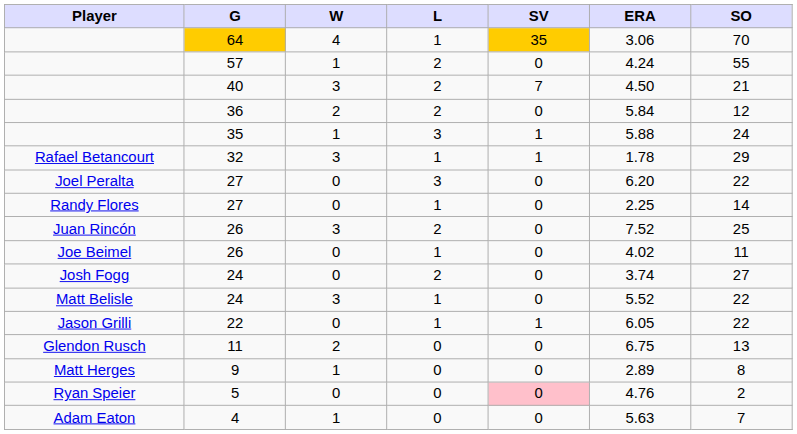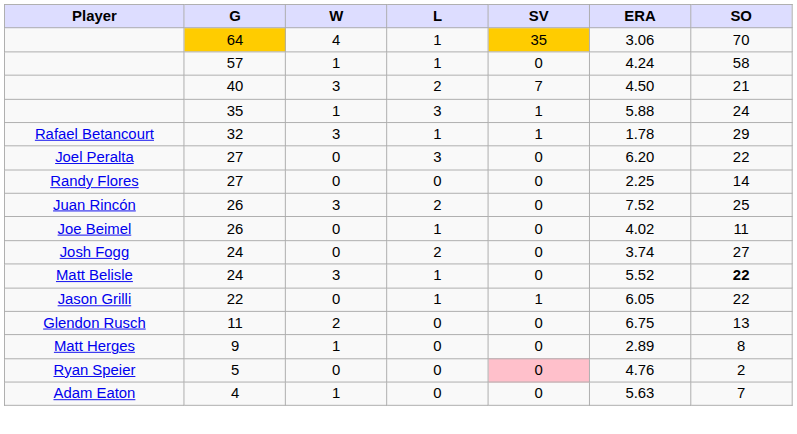(437, 63) 2 -> (437, 63) 1
(741, 63) 55 -> (741, 63) 58
- row: (94, 111)
(437, 205) 1 -> (437, 181) 0
(741, 299) normal -> (741, 275) bold
